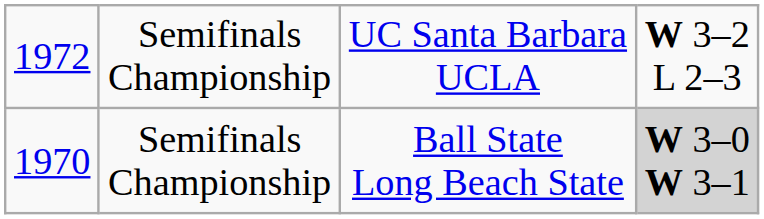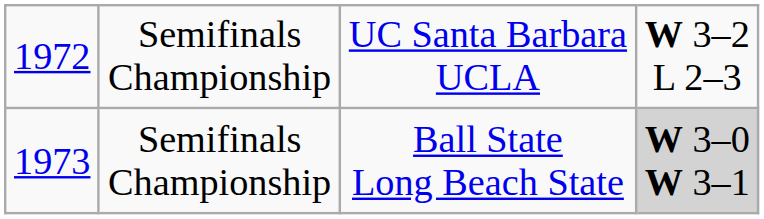(52, 159) 1970 -> (52, 159) 1973
